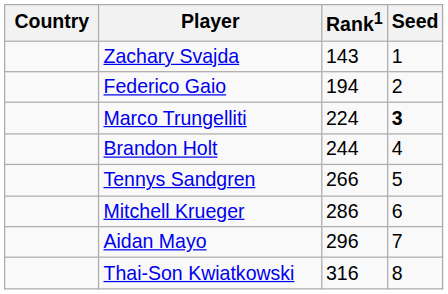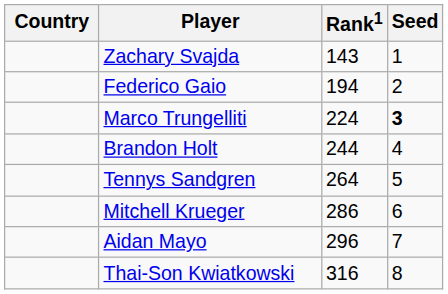(342, 180) 266 -> (342, 180) 264
